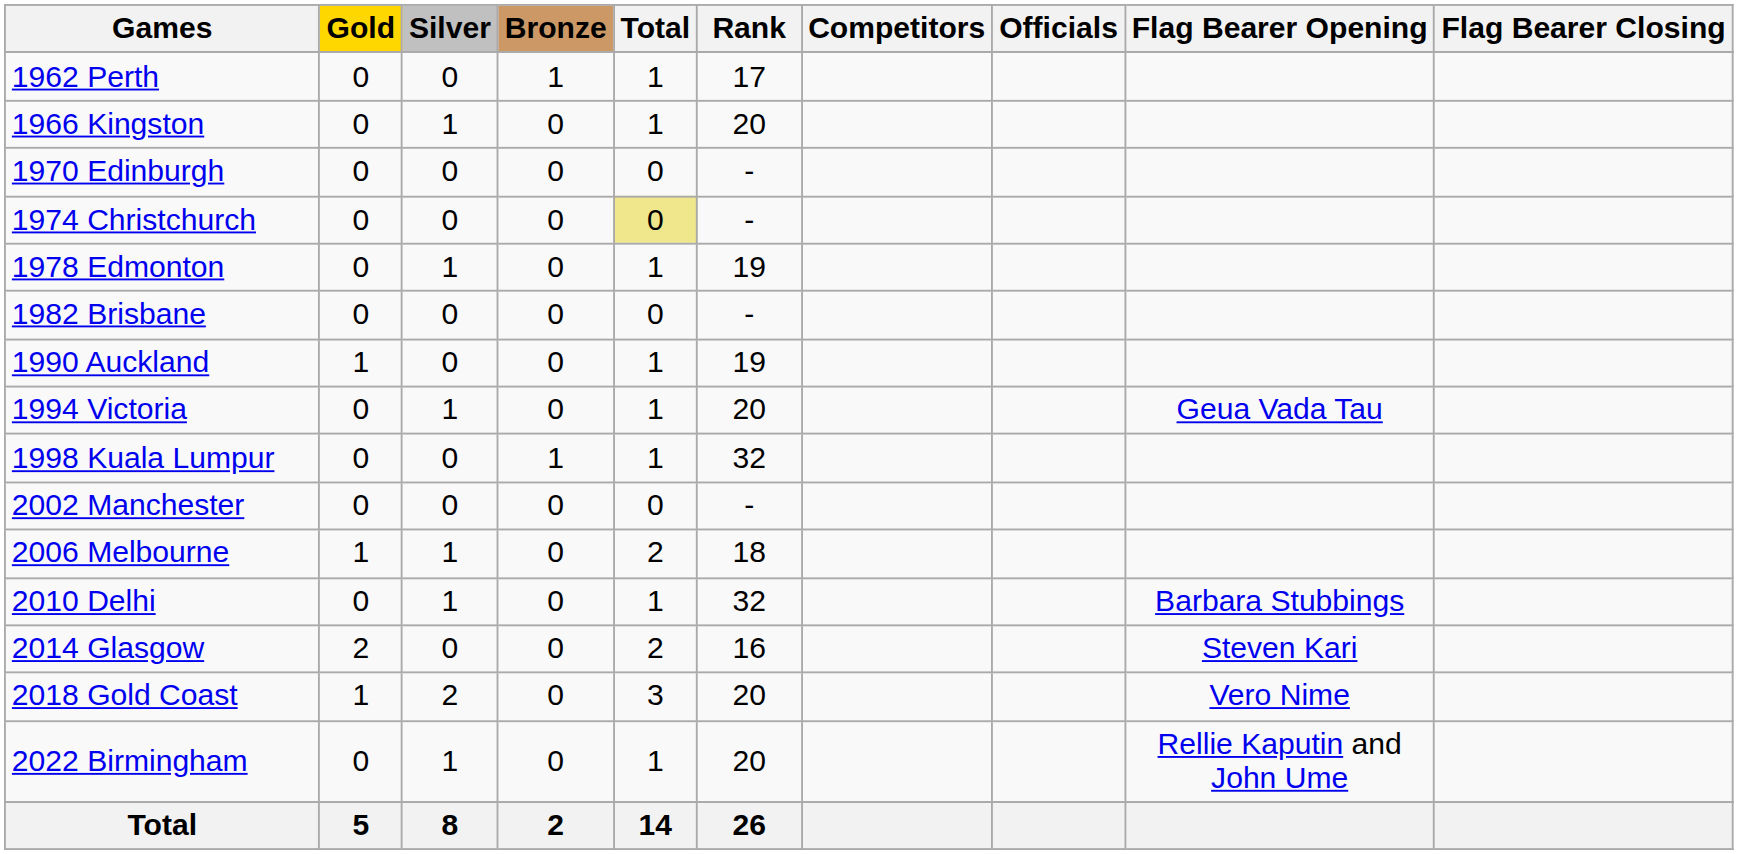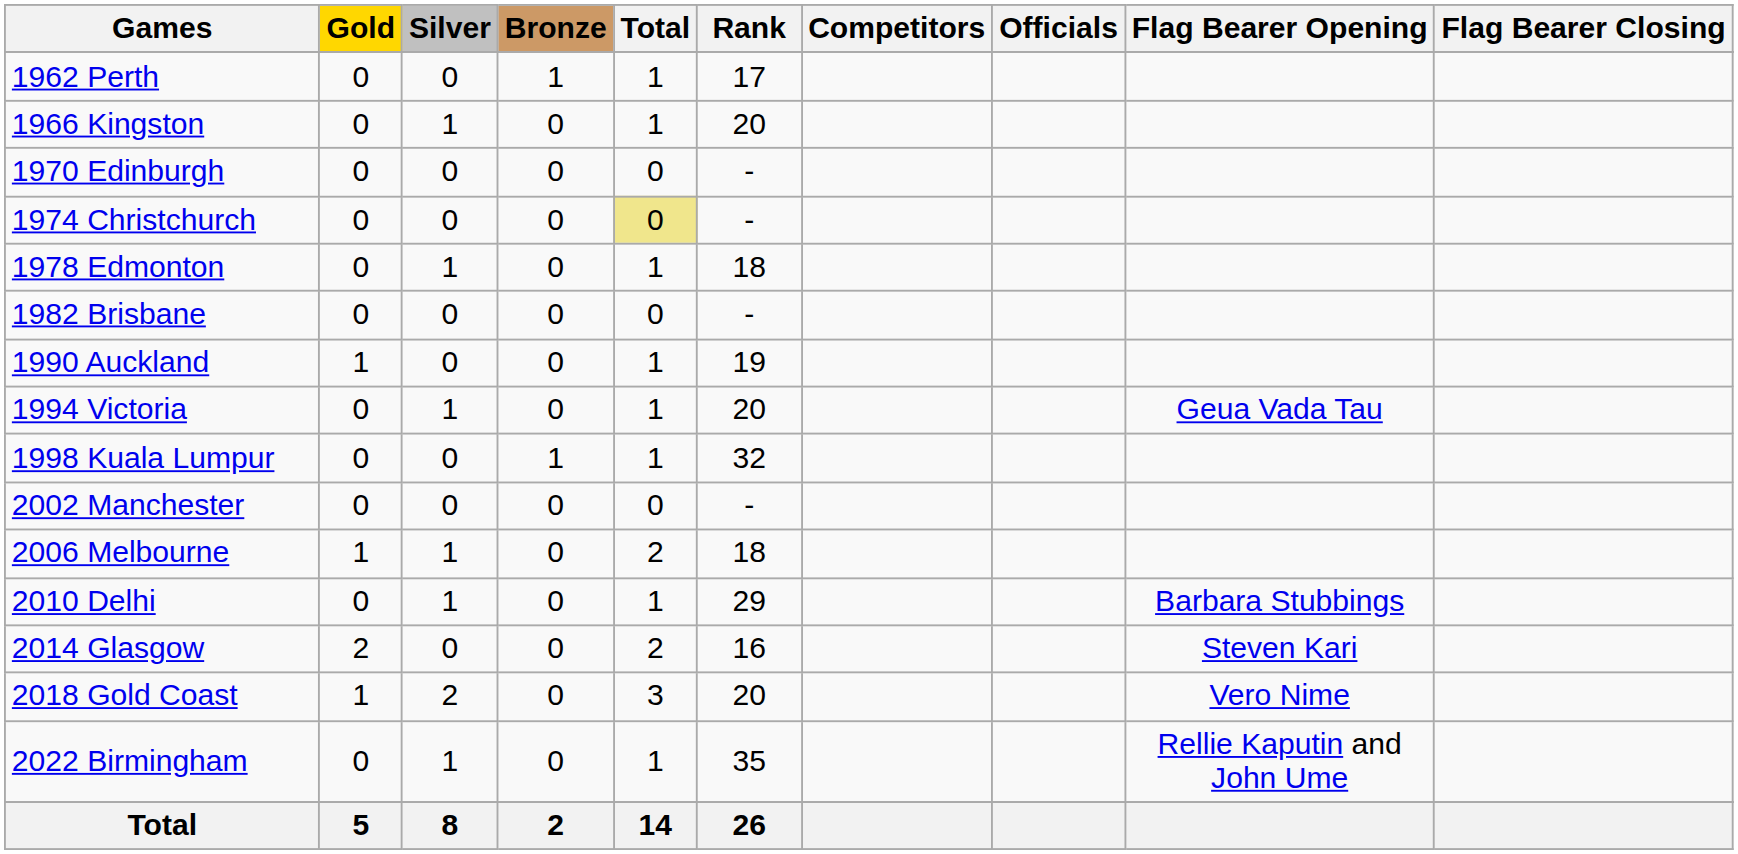(749, 266) 19 -> (749, 266) 18
(749, 600) 32 -> (749, 600) 29
(749, 760) 20 -> (749, 760) 35
